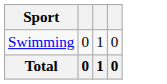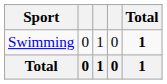+ column: (142, 17)
